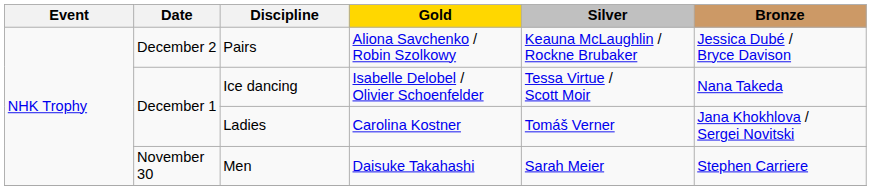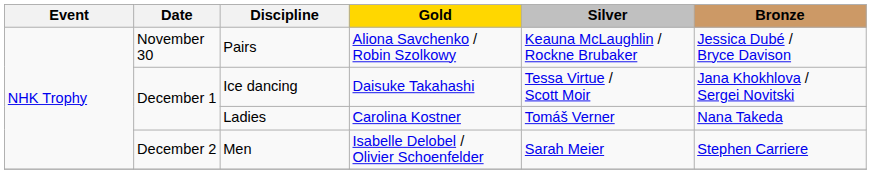(177, 47) December 2 -> (171, 47) November 30
(418, 86) Isabelle Delobel / Olivier Schoenfelder -> (413, 86) Daisuke Takahashi
(740, 86) Nana Takeda -> (753, 86) Jana Khokhlova / Sergei Novitski
(753, 126) Jana Khokhlova / Sergei Novitski -> (740, 118) Nana Takeda
(171, 165) November 30 -> (177, 149) December 2
(413, 165) Daisuke Takahashi -> (418, 149) Isabelle Delobel / Olivier Schoenfelder
